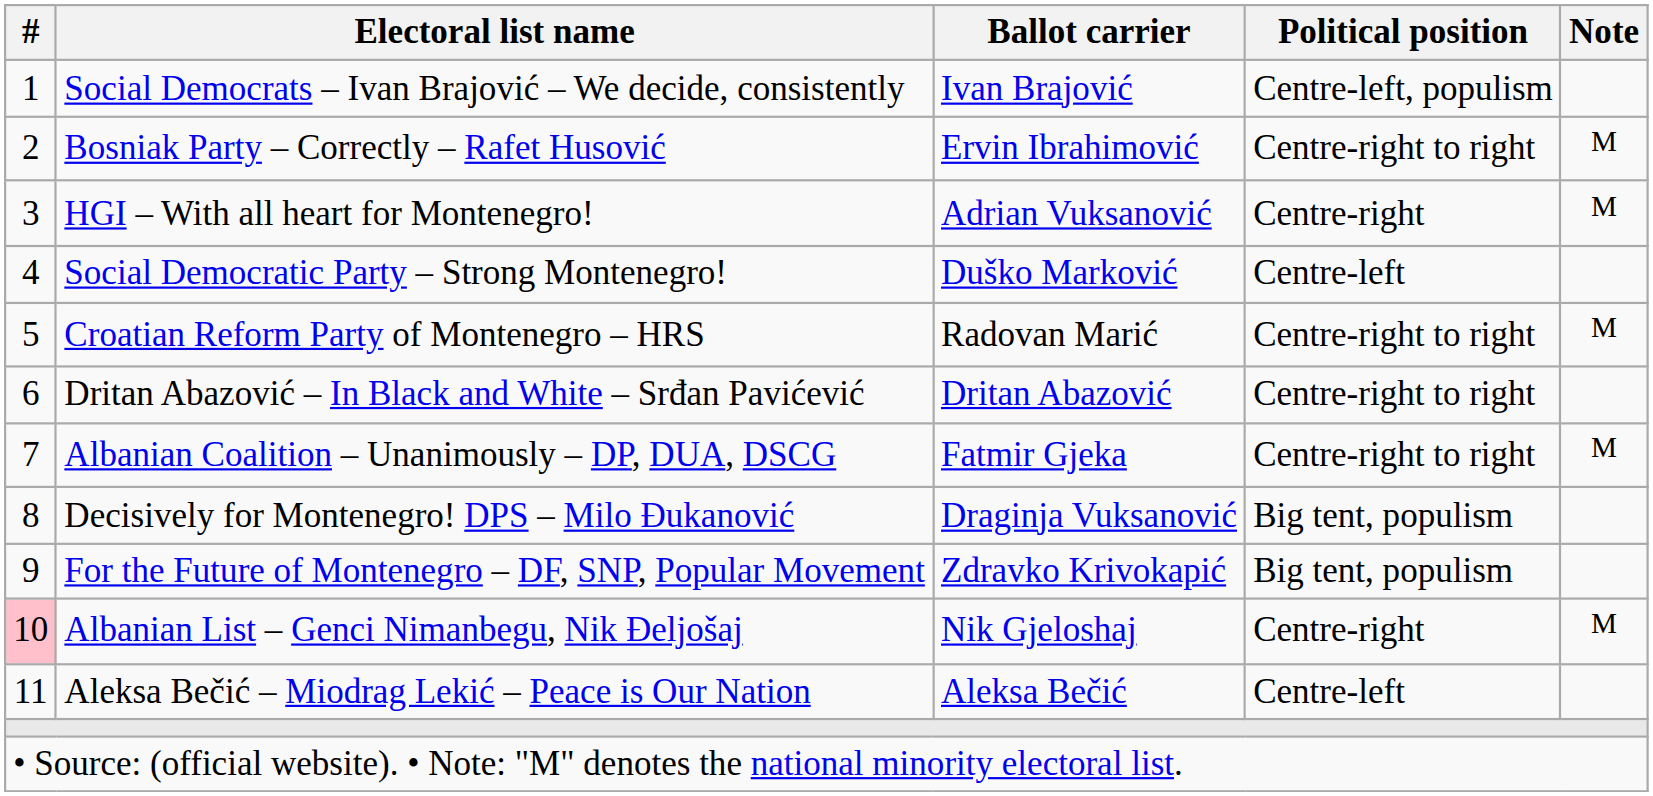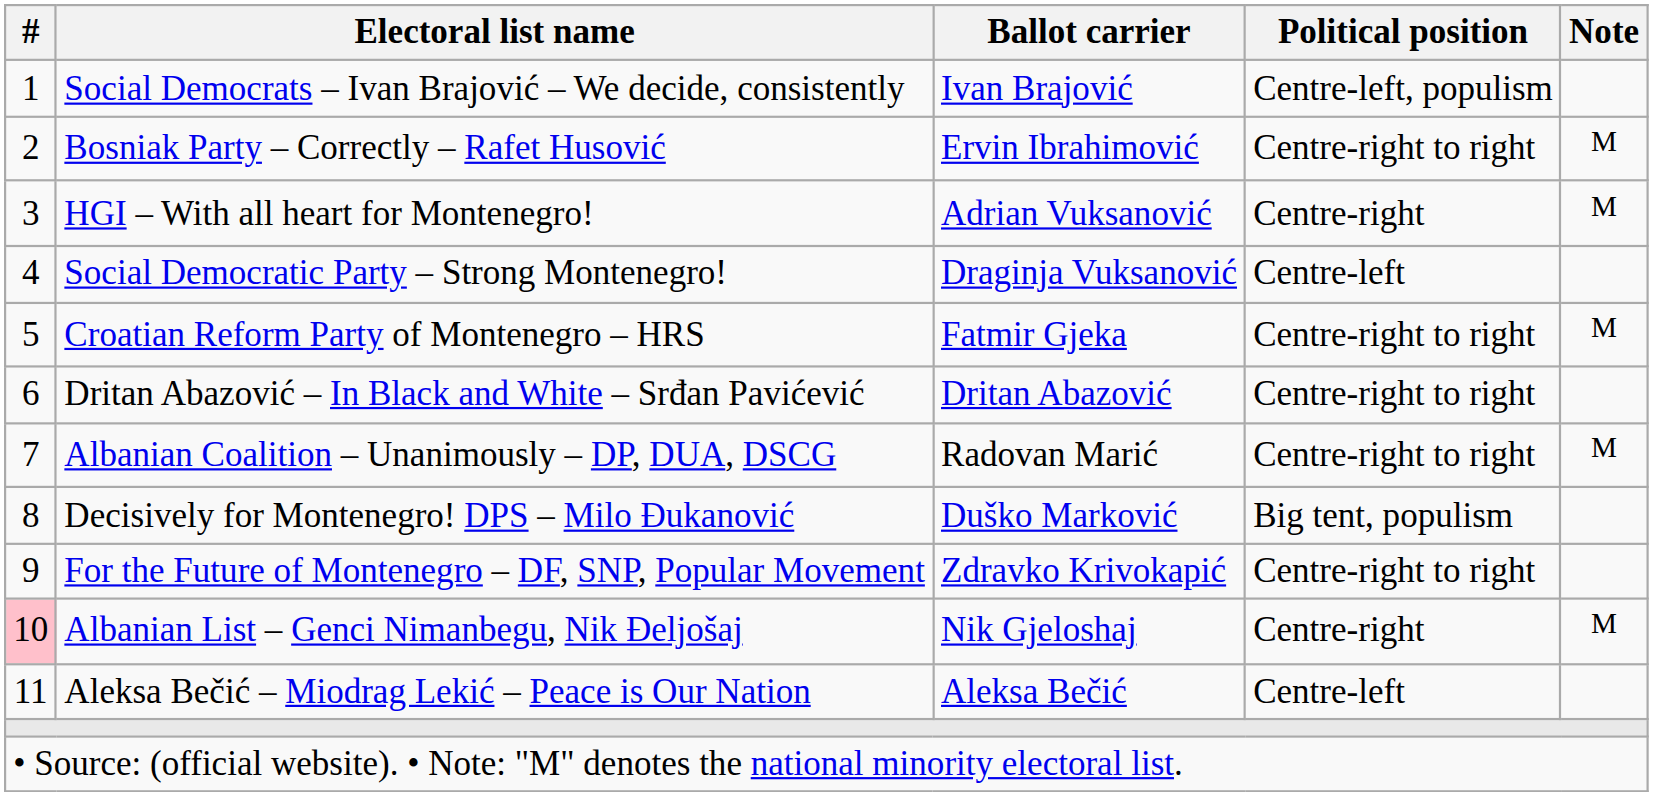(1059, 273) Duško Marković -> (1089, 273) Draginja Vuksanović
(1050, 333) Radovan Marić -> (1034, 333) Fatmir Gjeka
(1034, 454) Fatmir Gjeka -> (1050, 454) Radovan Marić
(1089, 514) Draginja Vuksanović -> (1059, 514) Duško Marković
(1383, 570) Big tent, populism -> (1394, 570) Centre-right to right
